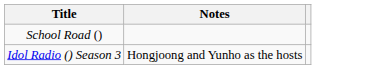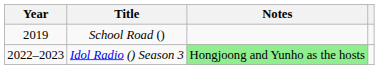+ column: (36, 14)
(215, 54) no background -> (277, 54) lightgreen background
